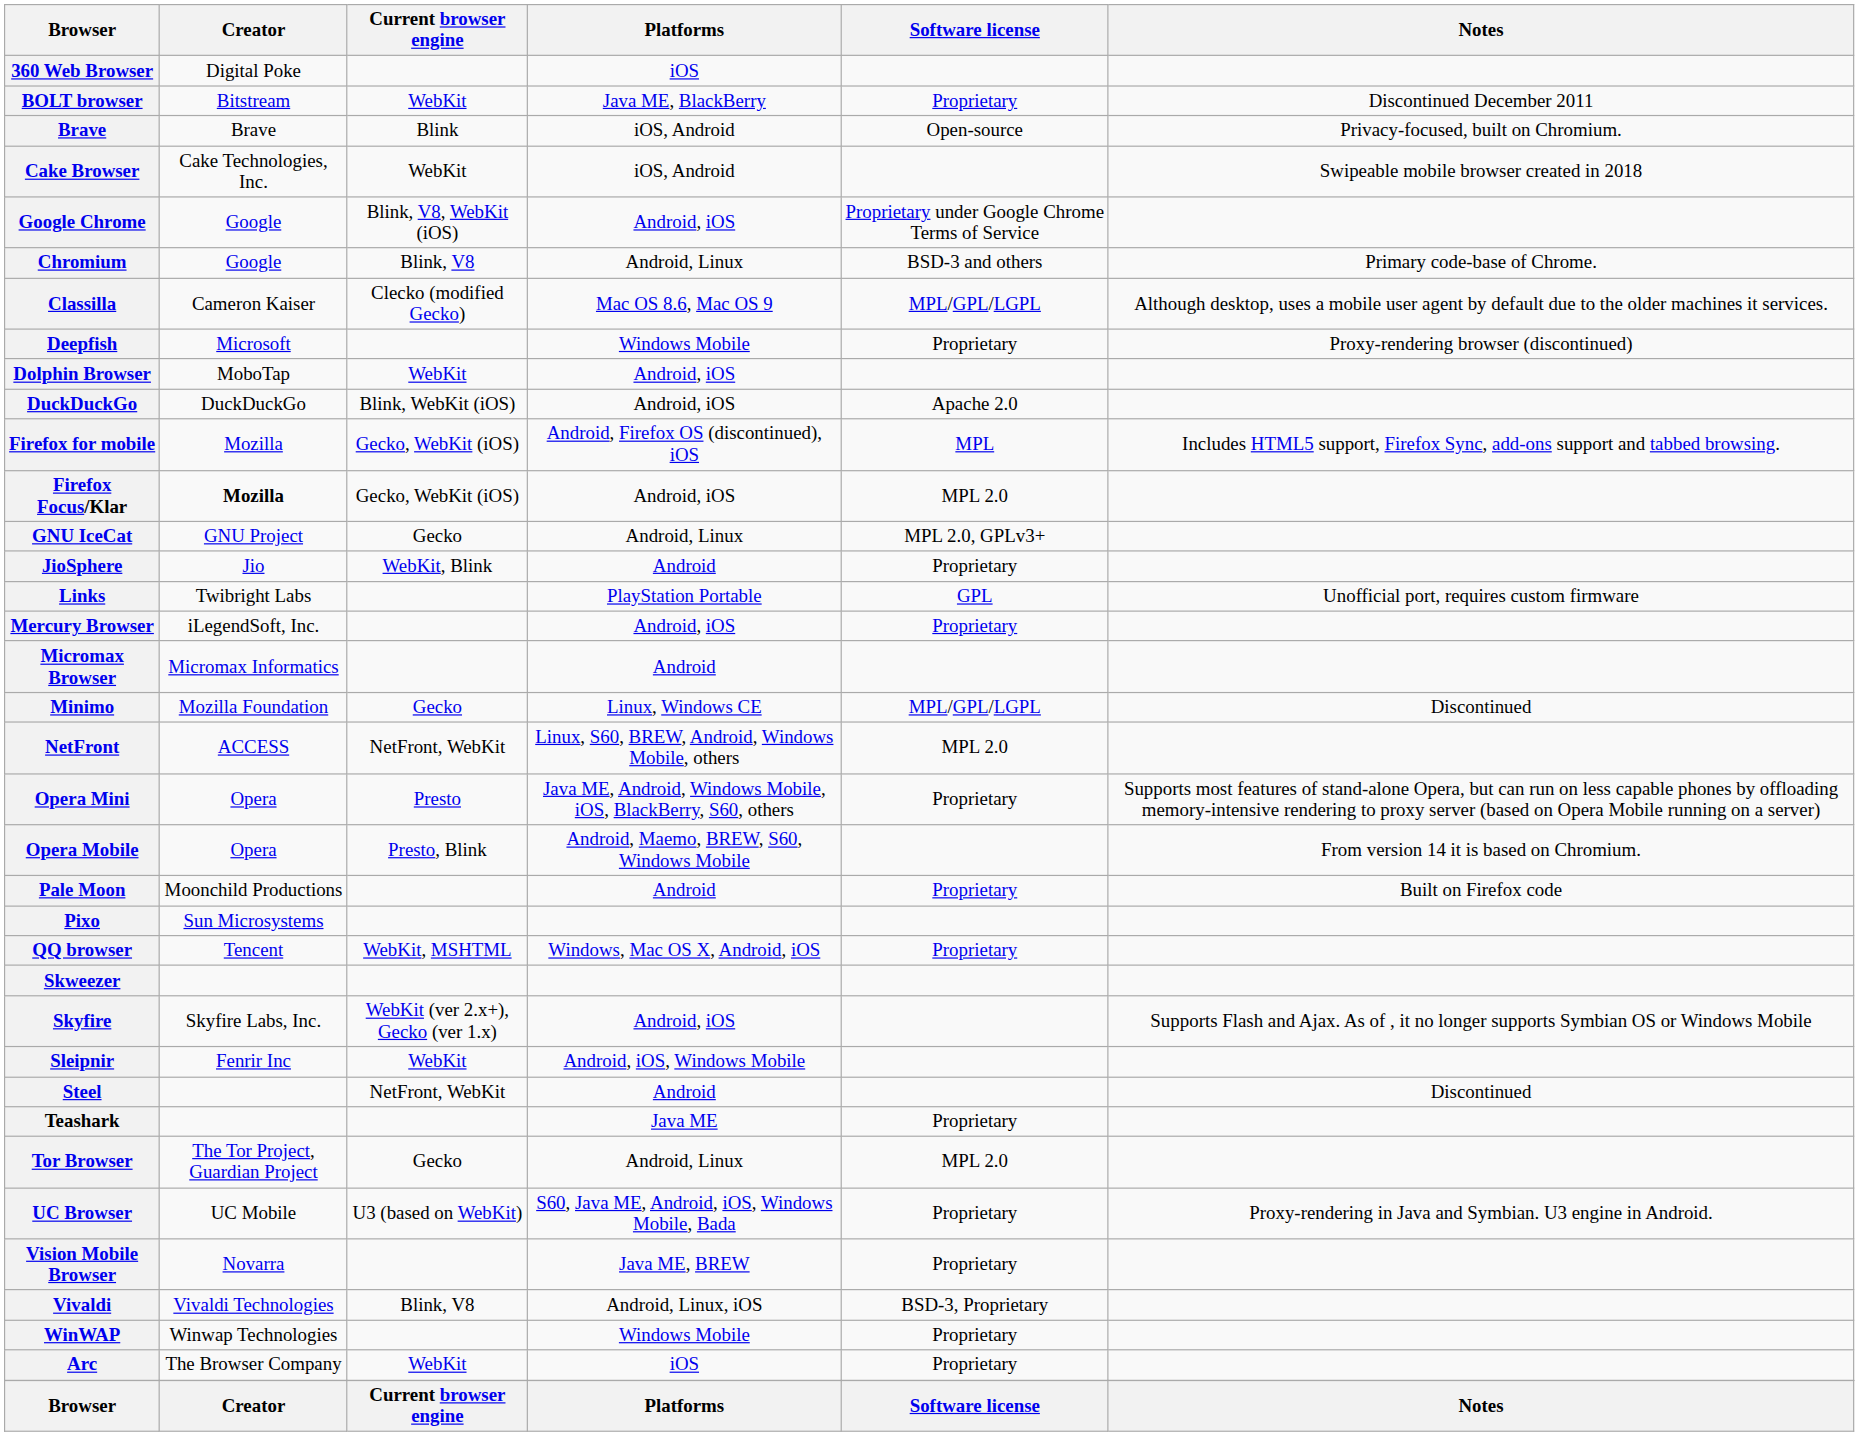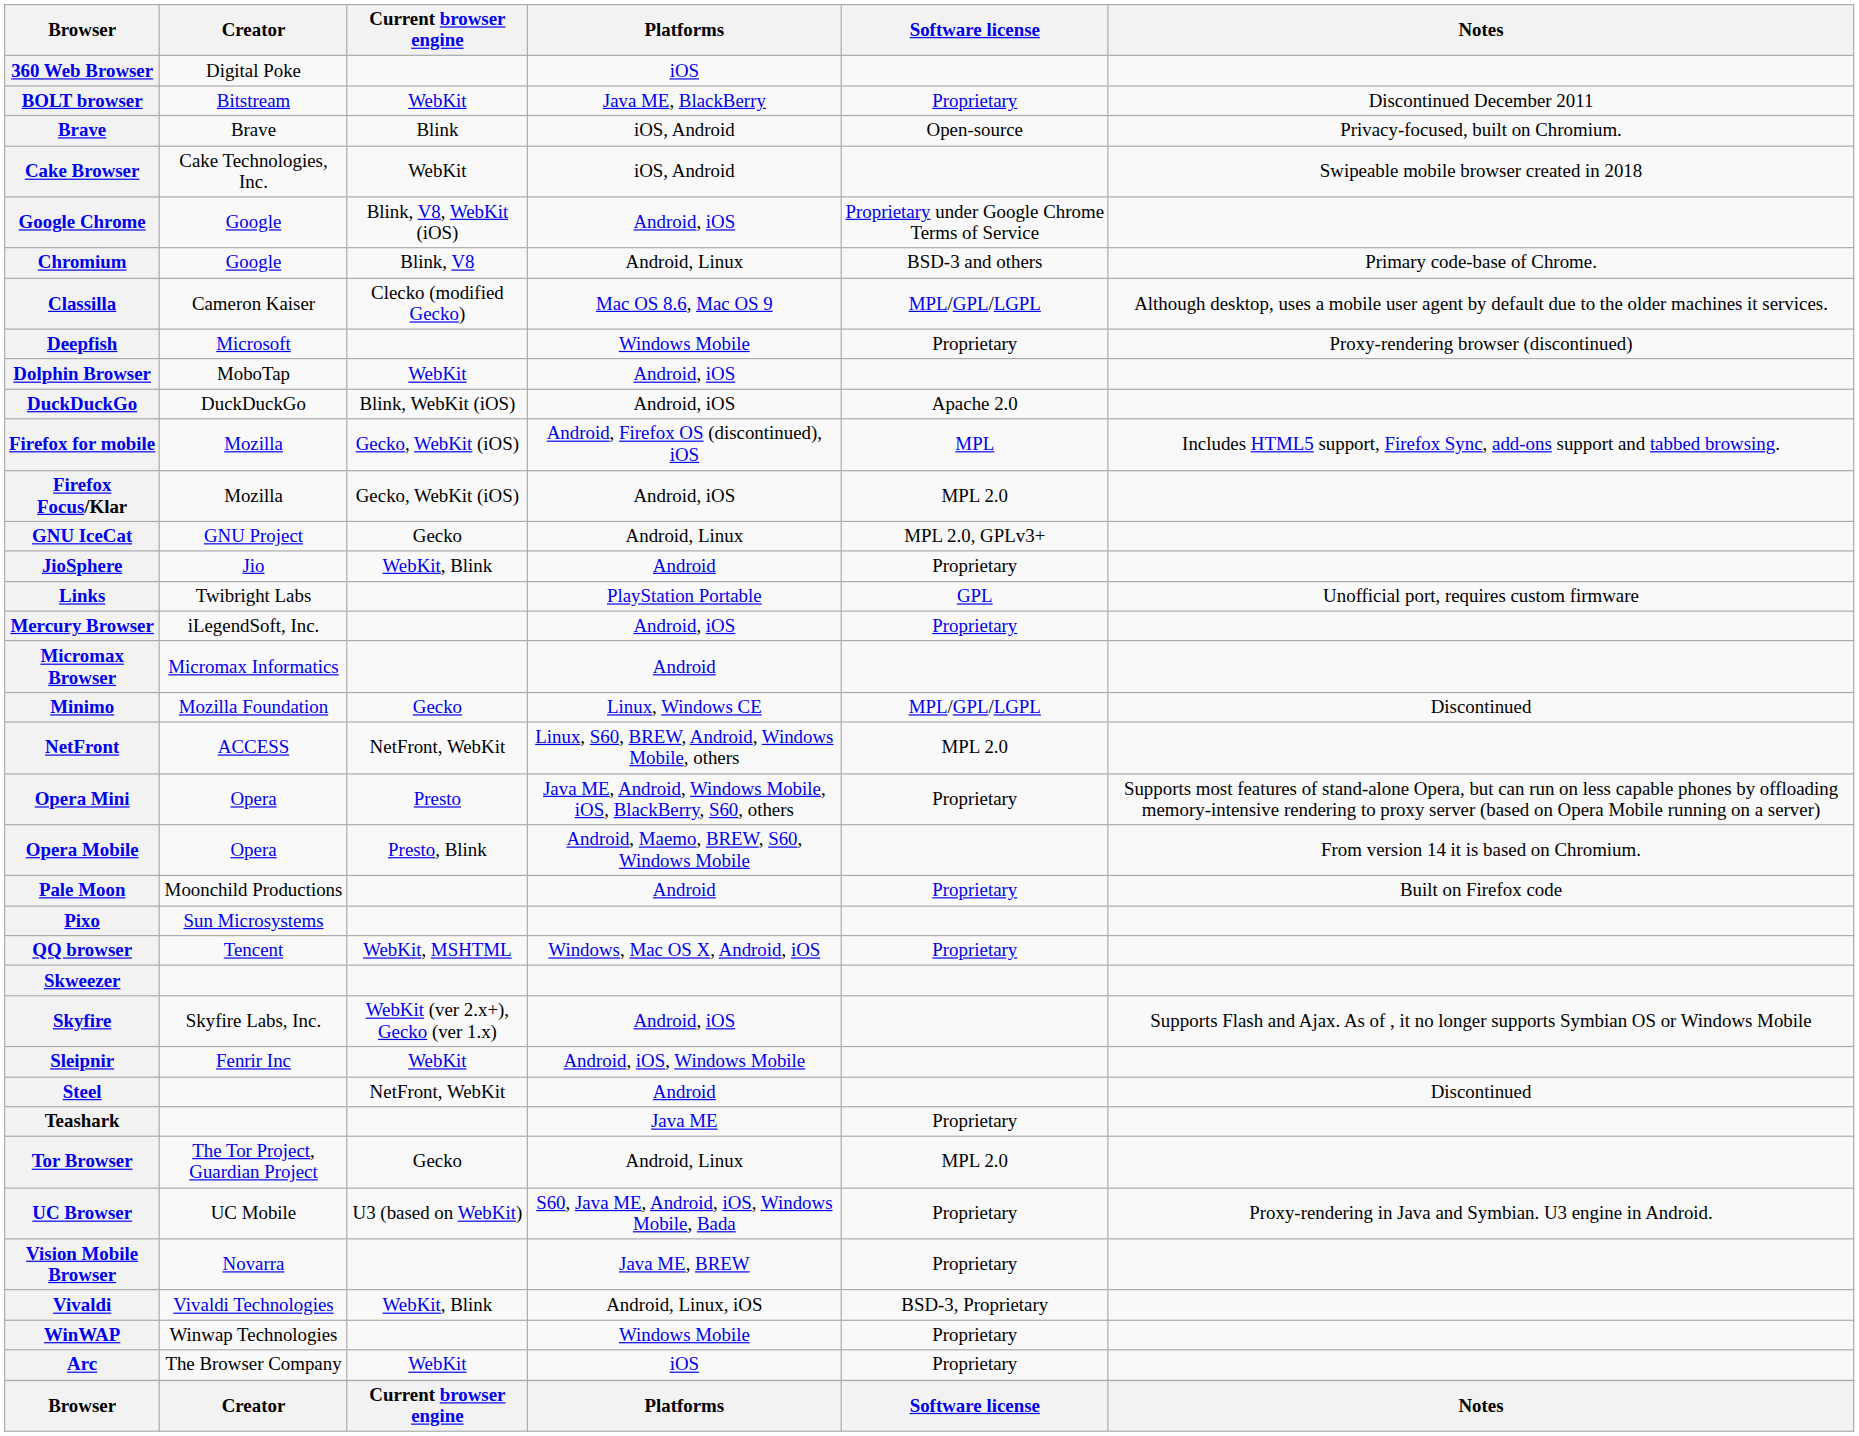(253, 495) bold -> (253, 495) normal
(437, 1304) Blink, V8 -> (437, 1304) WebKit, Blink
